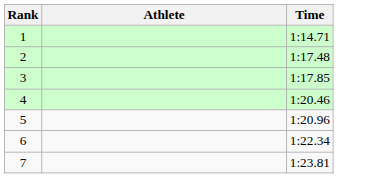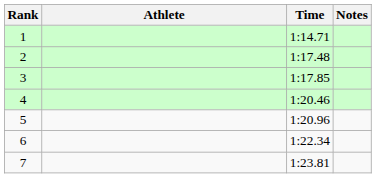+ column: (352, 15)
